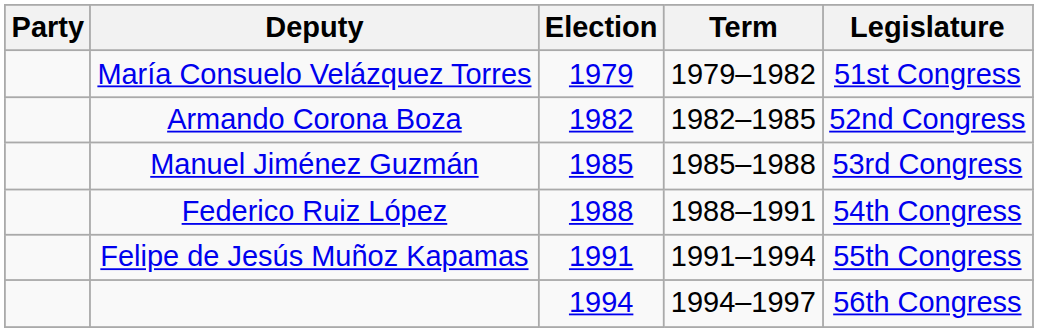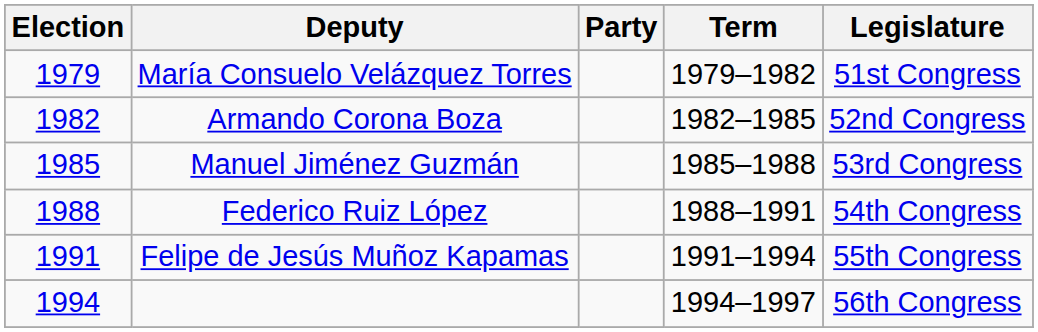columns swapped: (601, 27) <-> (48, 27)
